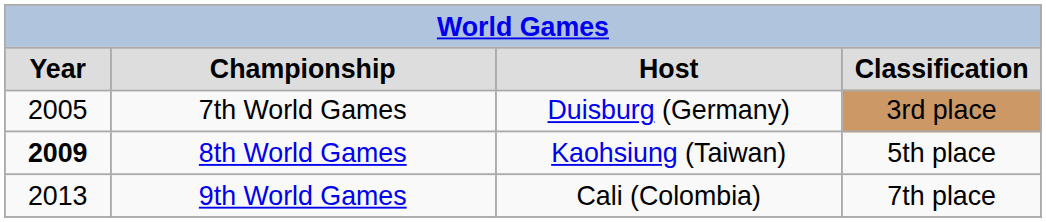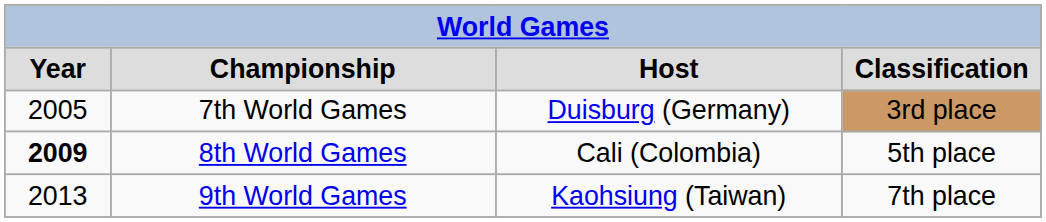(669, 153) Kaohsiung (Taiwan) -> (669, 153) Cali (Colombia)
(669, 196) Cali (Colombia) -> (669, 196) Kaohsiung (Taiwan)
